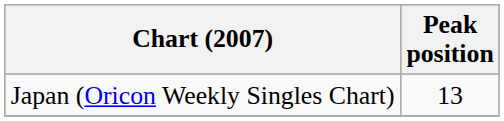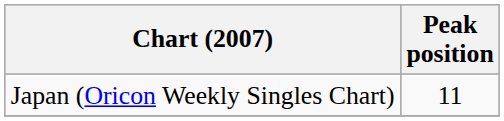(450, 94) 13 -> (450, 94) 11
